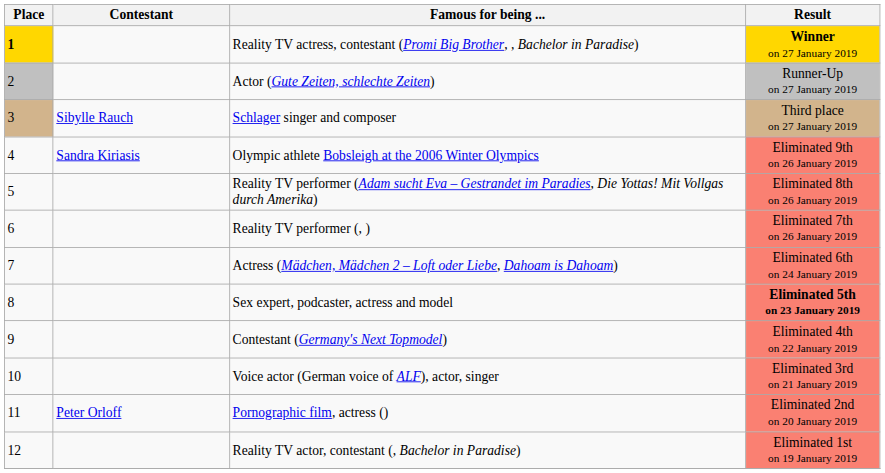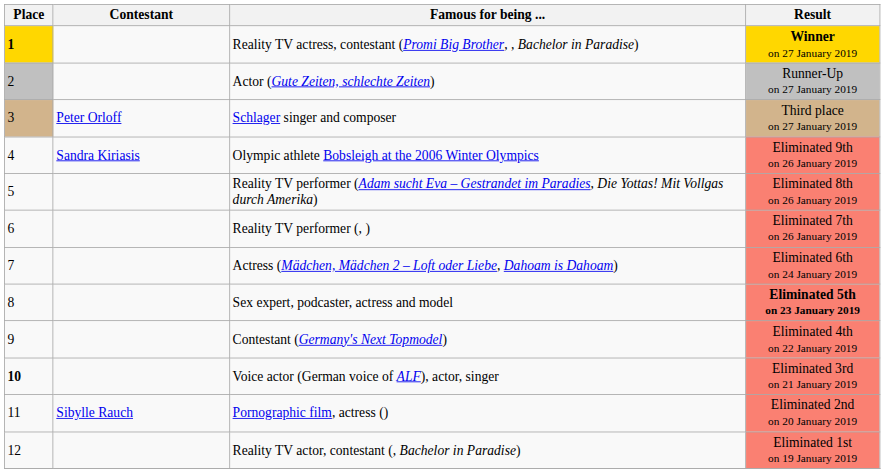(95, 118) Sibylle Rauch -> (89, 118) Peter Orloff
(14, 376) normal -> (14, 376) bold
(89, 413) Peter Orloff -> (95, 413) Sibylle Rauch
